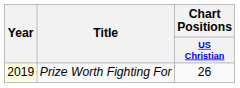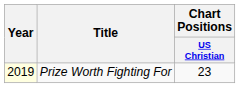(205, 72) 26 -> (205, 72) 23
